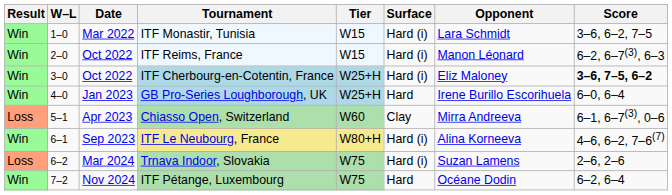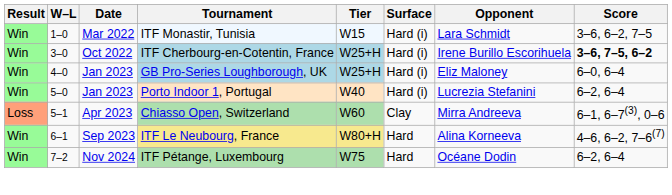- row: (192, 55)
(472, 76) Eliz Maloney -> (504, 53) Irene Burillo Escorihuela
(400, 95) Hard -> (407, 72) Hard (i)
(504, 95) Irene Burillo Escorihuela -> (472, 72) Eliz Maloney
+ row: (206, 92)
(407, 139) Hard (i) -> (400, 136) Hard
- row: (205, 161)
